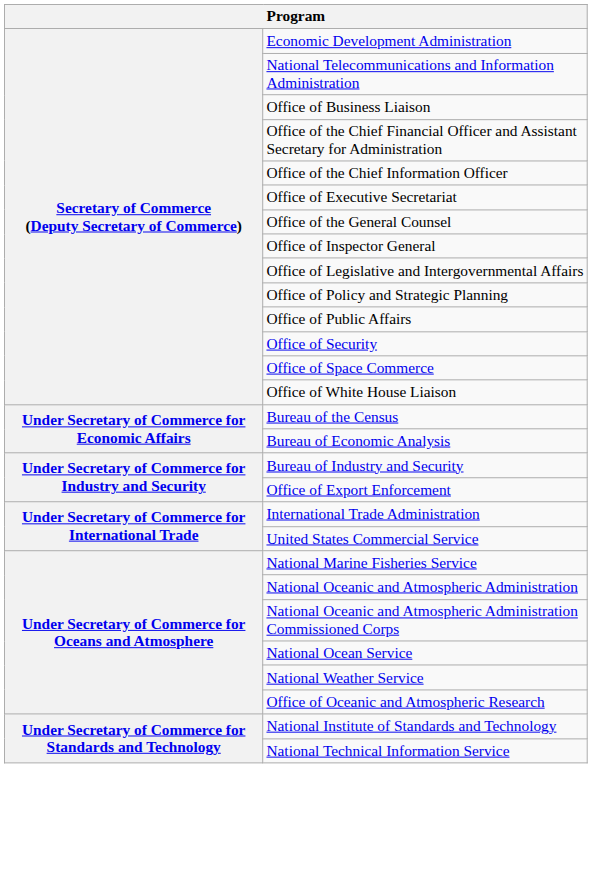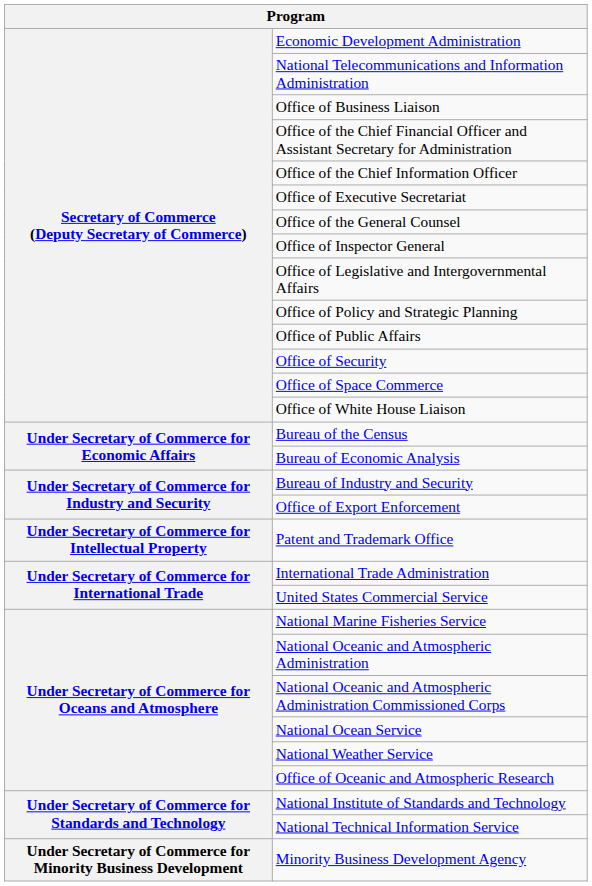+ row: (365, 539)
+ row: (401, 859)
